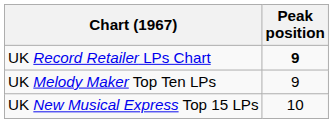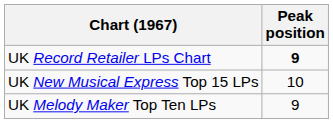rows swapped: (112, 81) <-> (133, 105)
